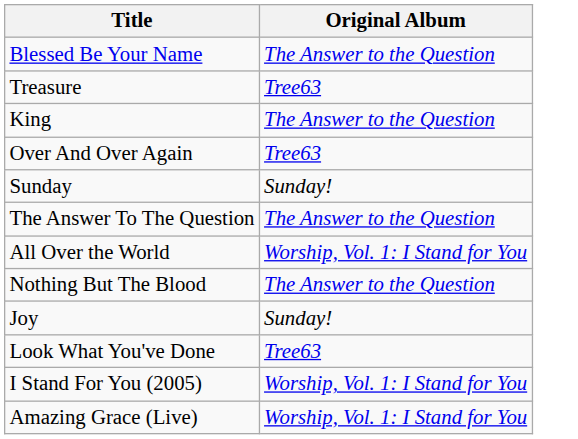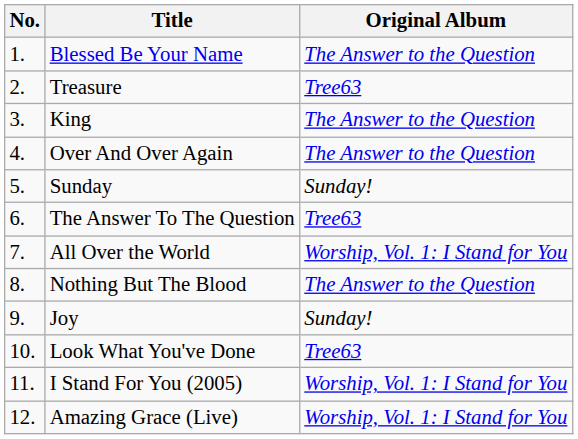+ column: (25, 20)
(293, 152) Tree63 -> (420, 152) The Answer to the Question
(379, 218) The Answer to the Question -> (333, 218) Tree63
